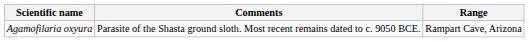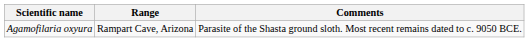columns swapped: (474, 12) <-> (259, 12)
